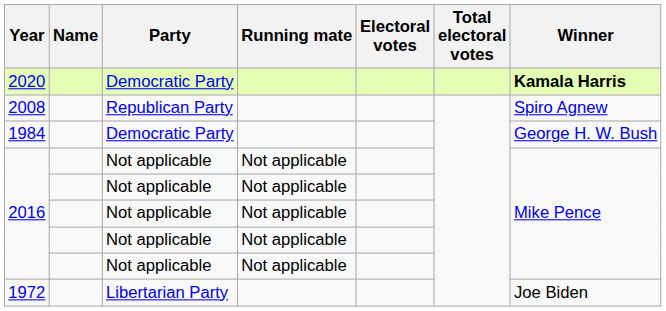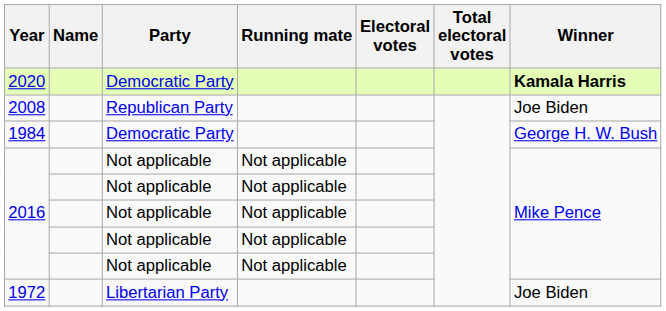(561, 107) Spiro Agnew -> (551, 107) Joe Biden
